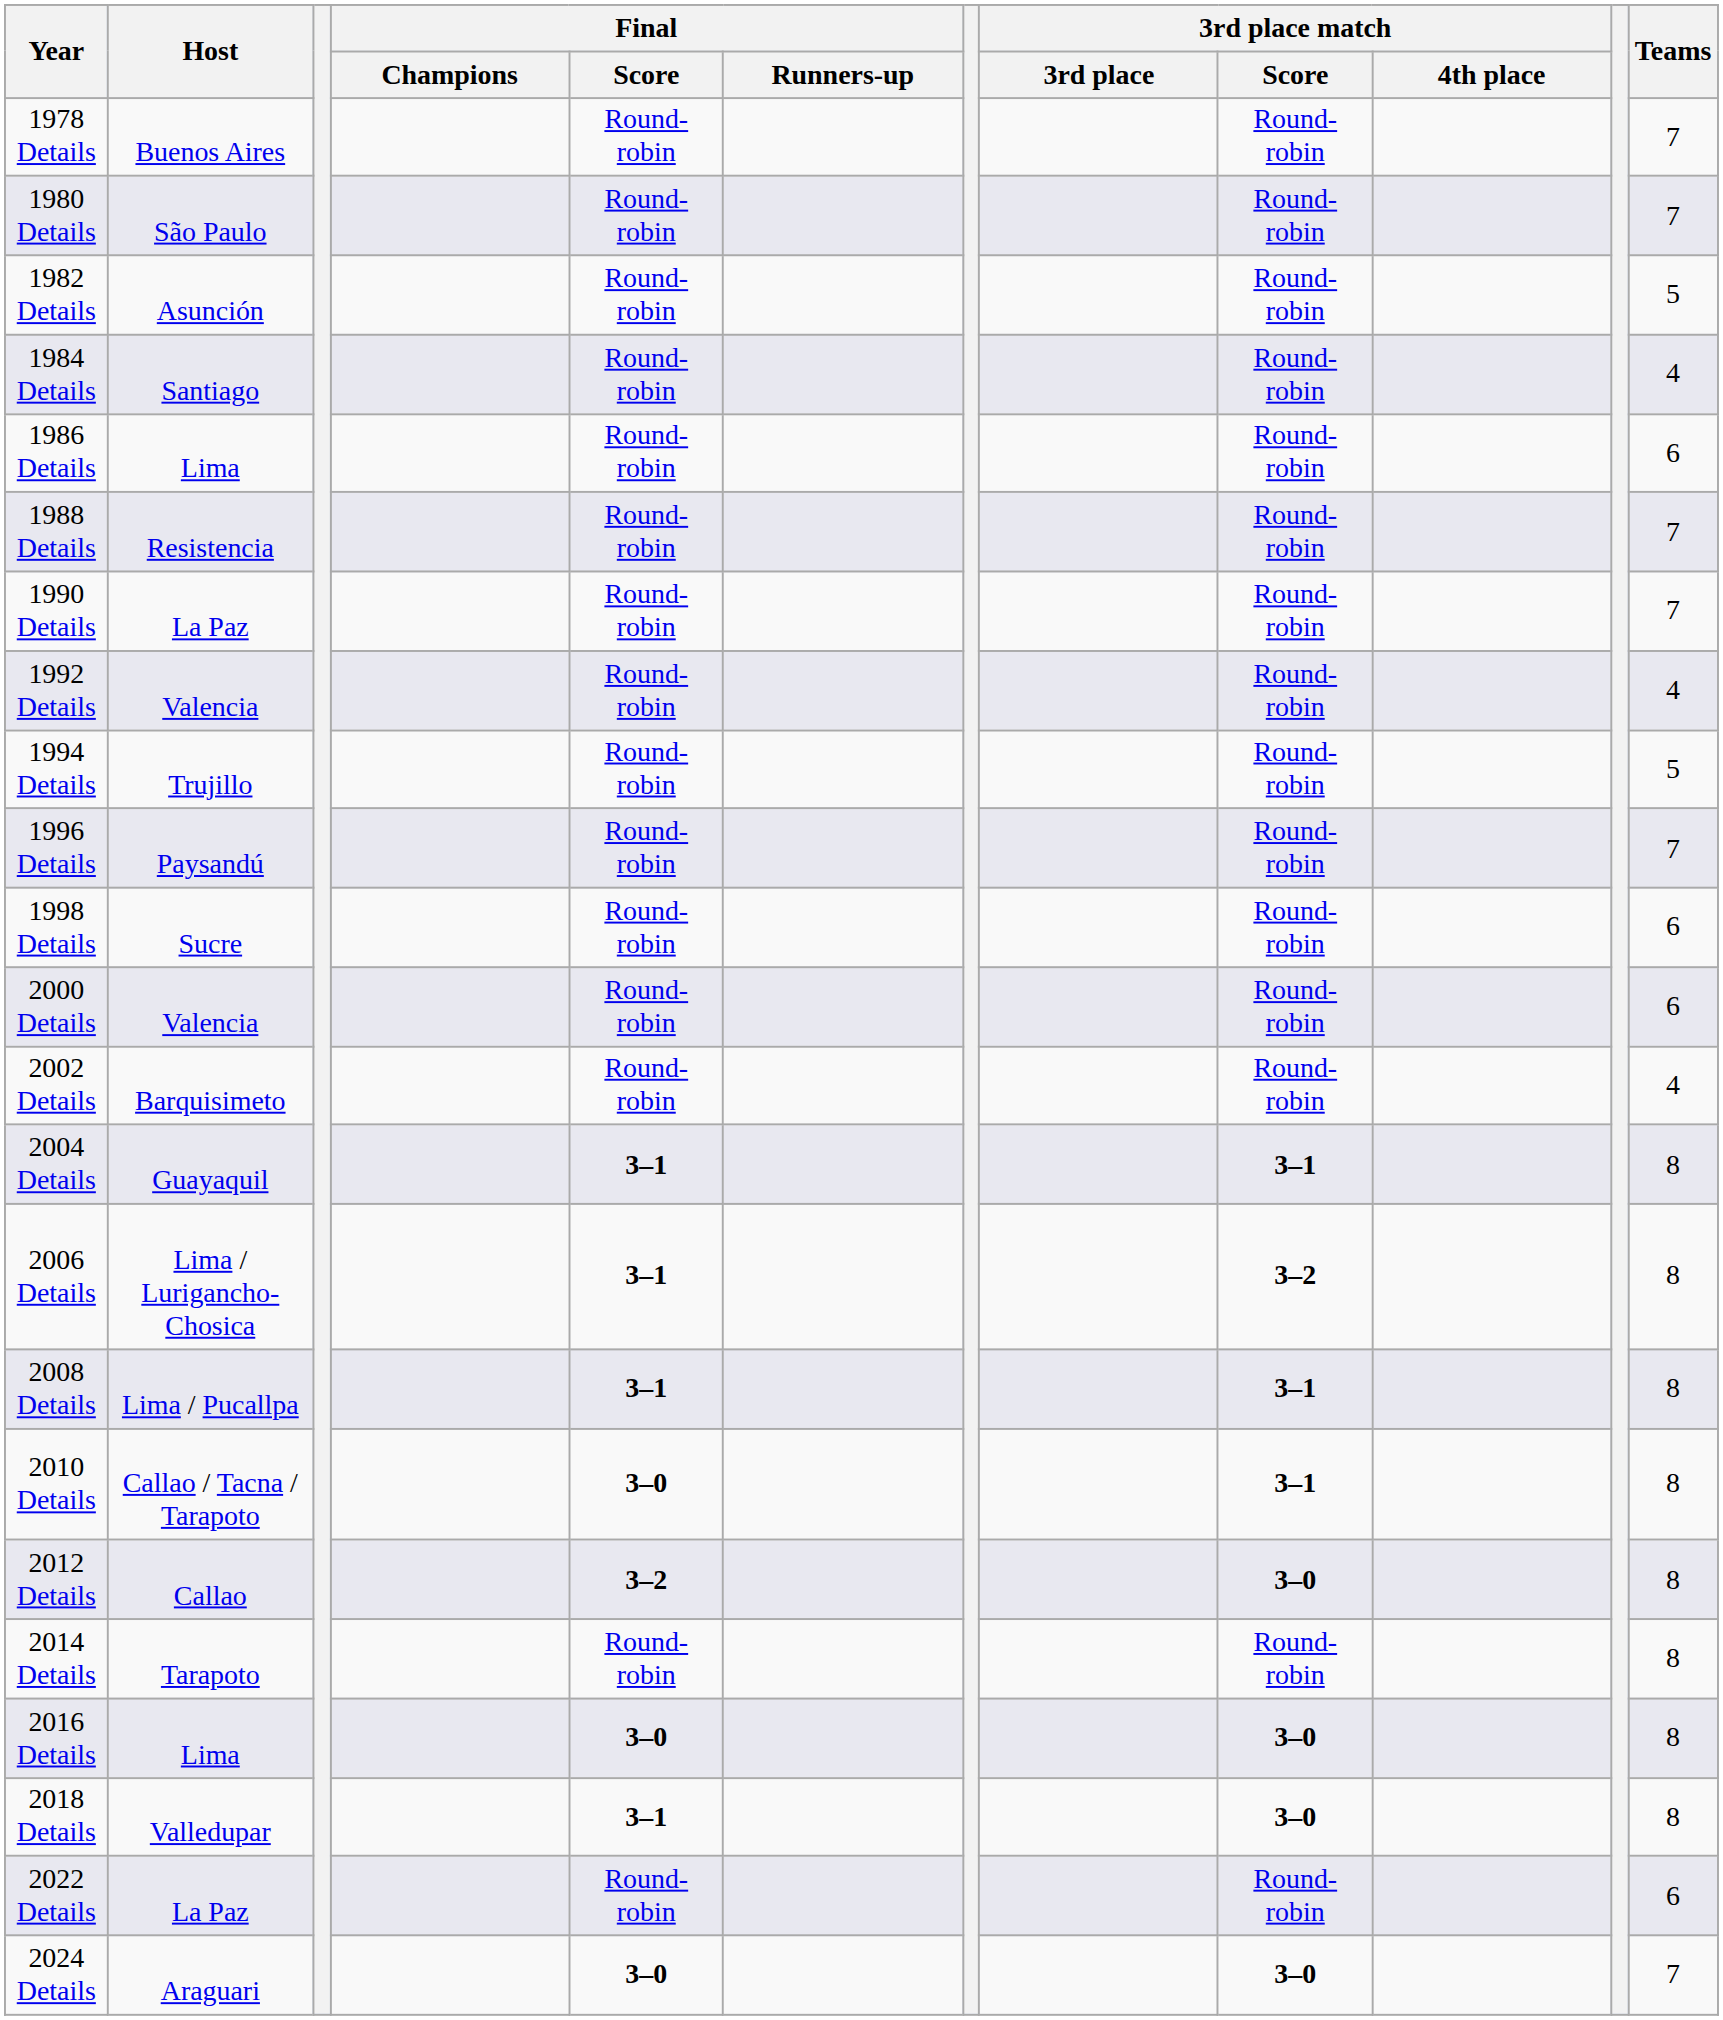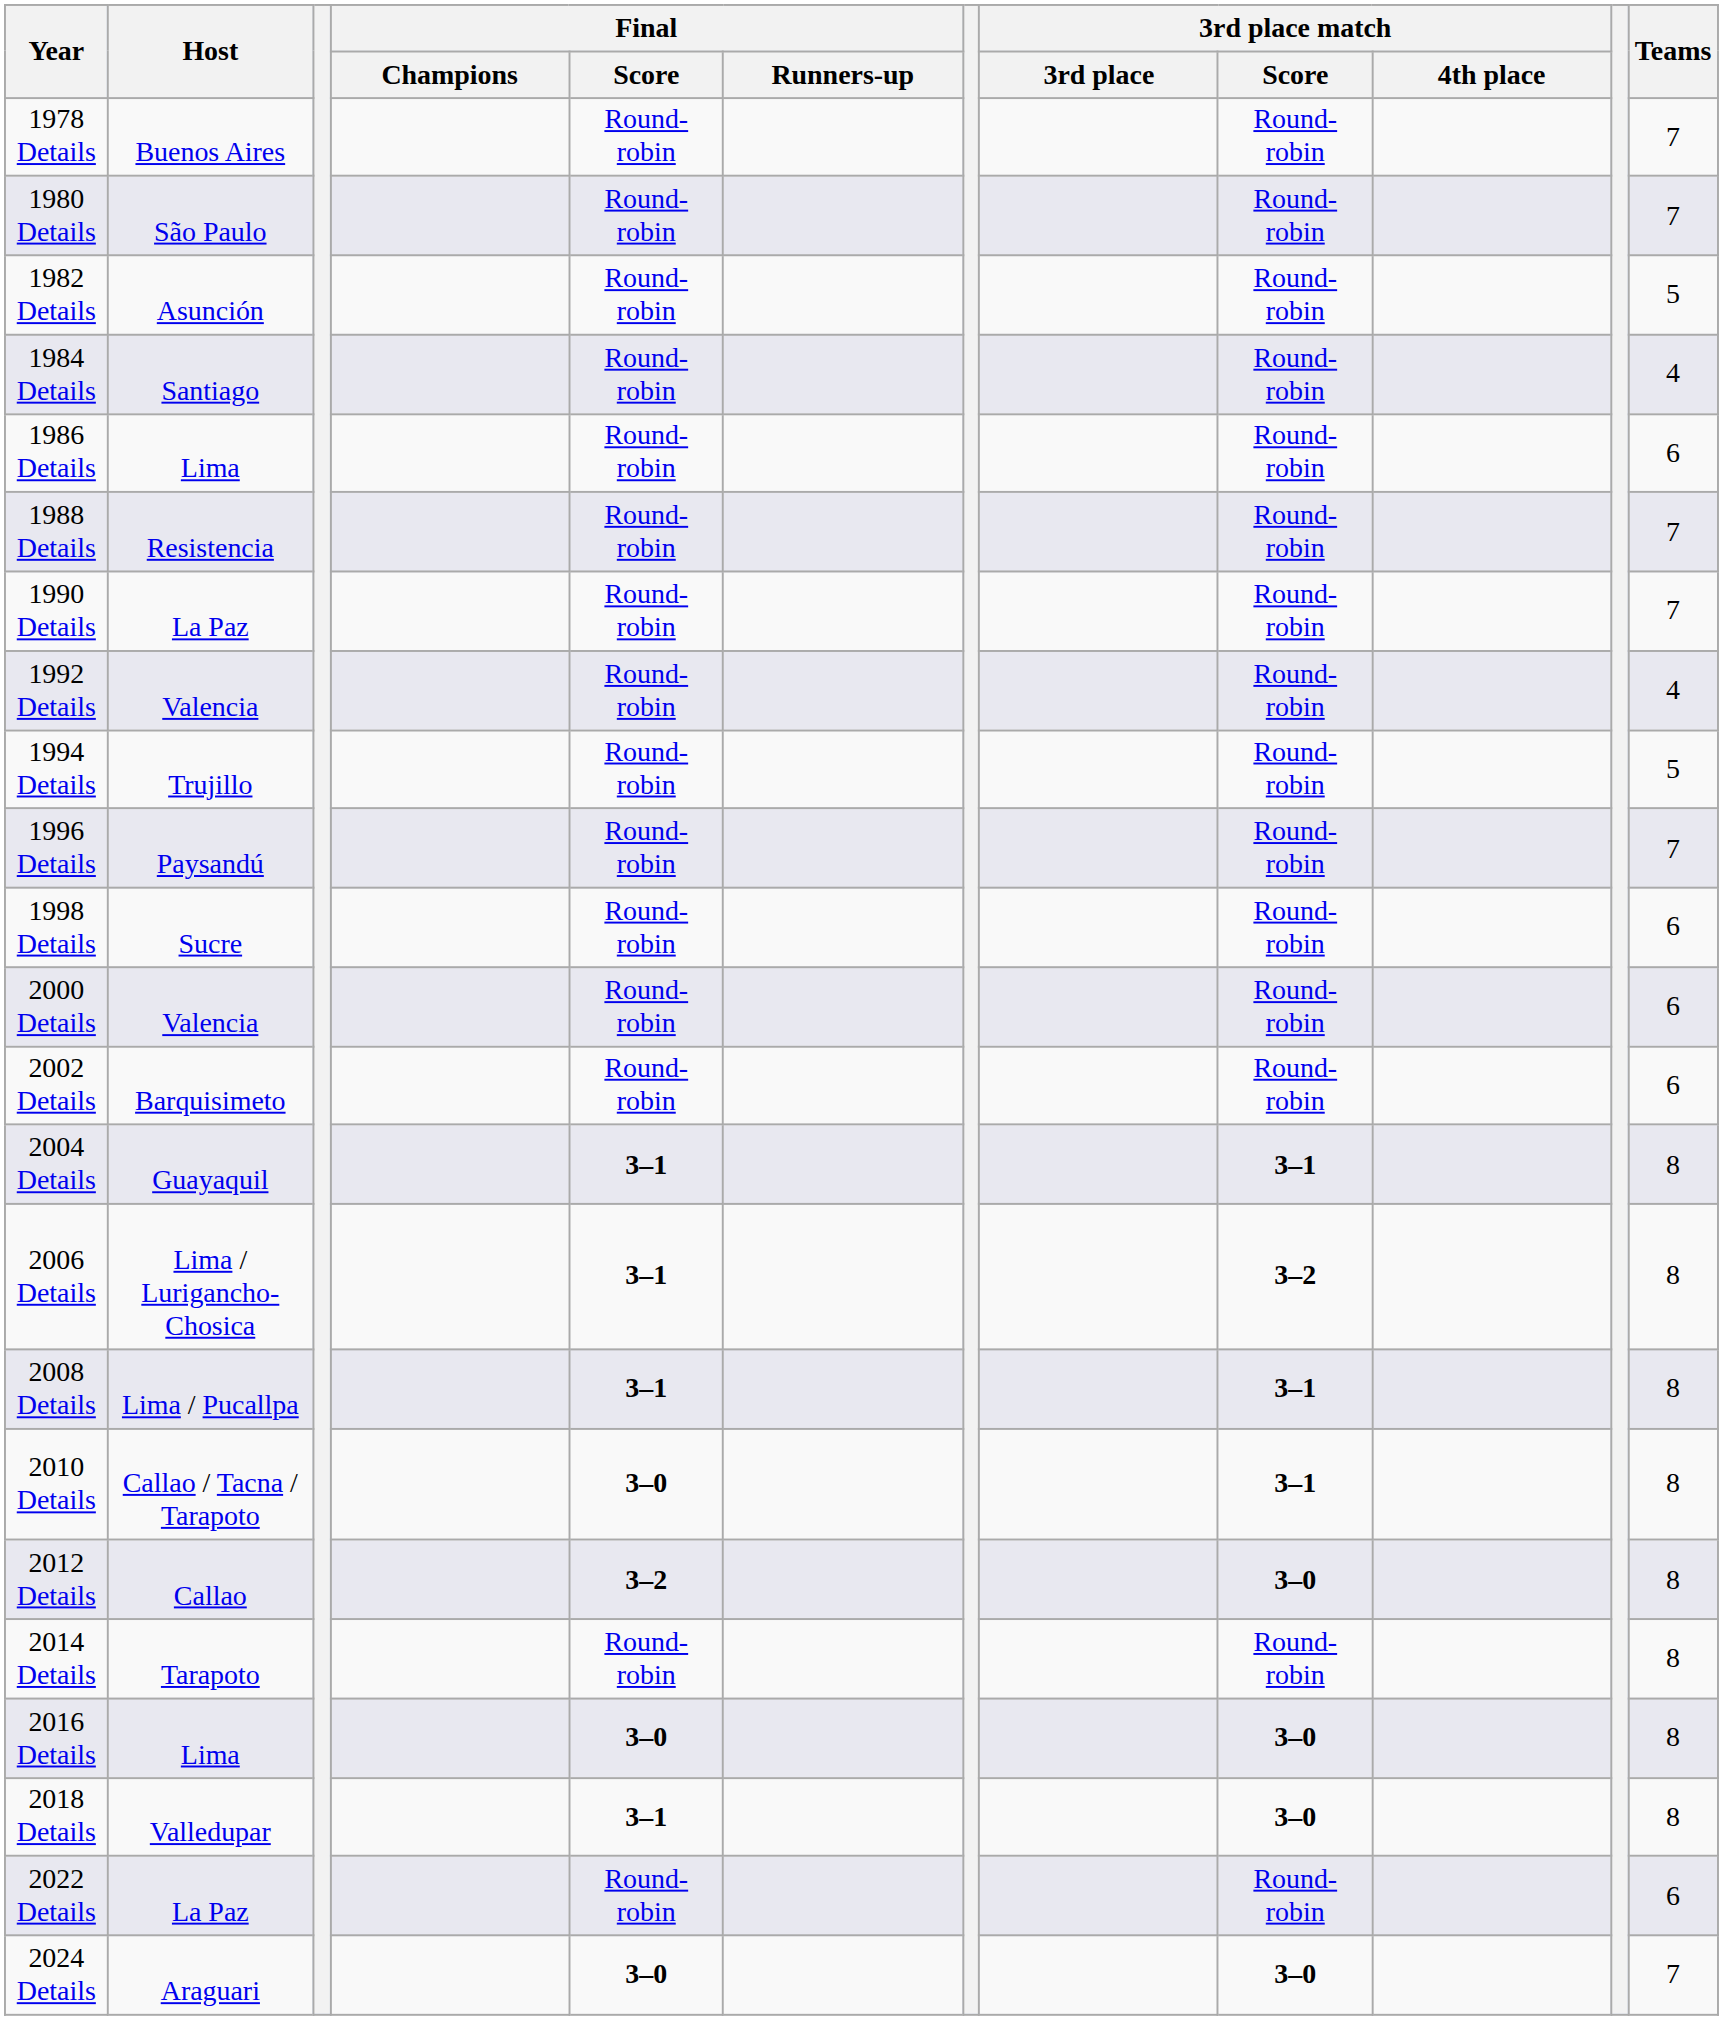(1673, 1085) 4 -> (1673, 1085) 6
